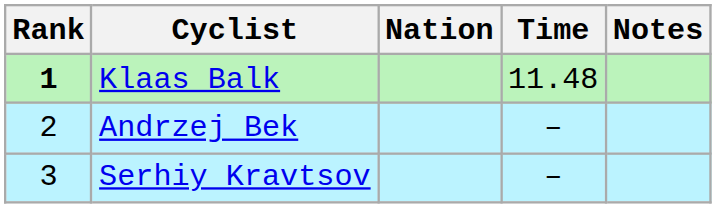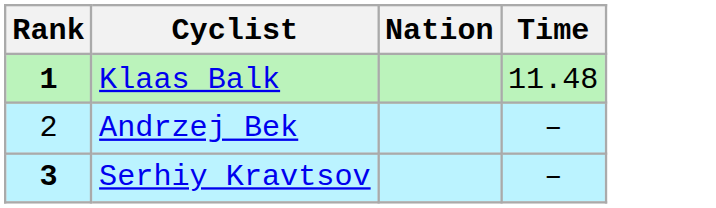- column: (658, 30)
(49, 177) normal -> (49, 177) bold
